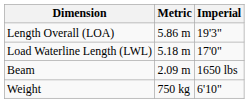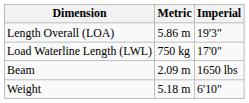(174, 51) 5.18 m -> (174, 51) 750 kg
(174, 88) 750 kg -> (174, 88) 5.18 m
